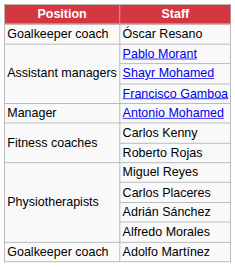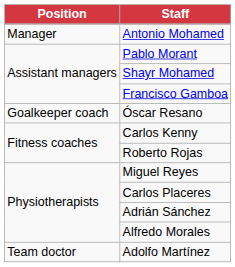rows swapped: (173, 113) <-> (163, 34)
(58, 251) Goalkeeper coach -> (42, 251) Team doctor
